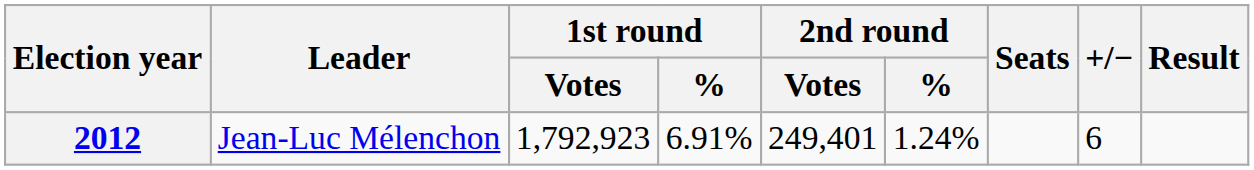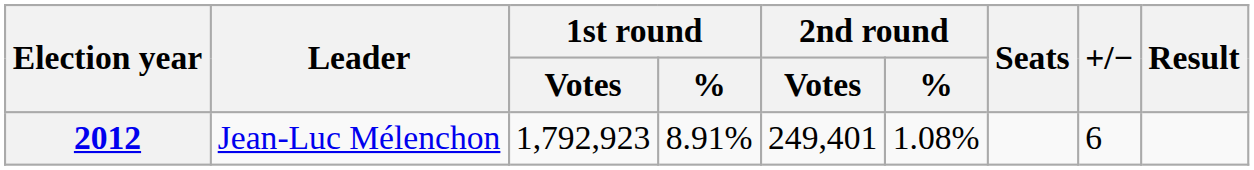(709, 137) 6.91% -> (709, 137) 8.91%
(936, 137) 1.24% -> (936, 137) 1.08%
